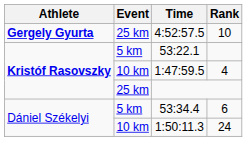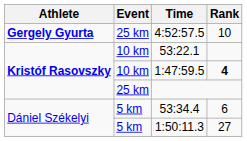(129, 52) 5 km -> (133, 52) 10 km
(225, 71) normal -> (225, 71) bold
(133, 128) 10 km -> (129, 128) 5 km
(225, 128) 24 -> (225, 128) 27
